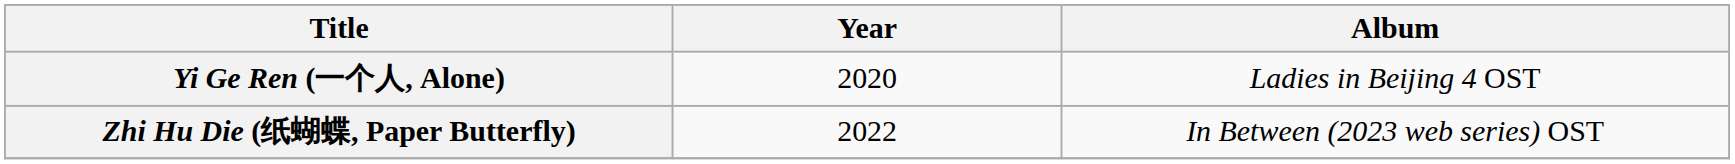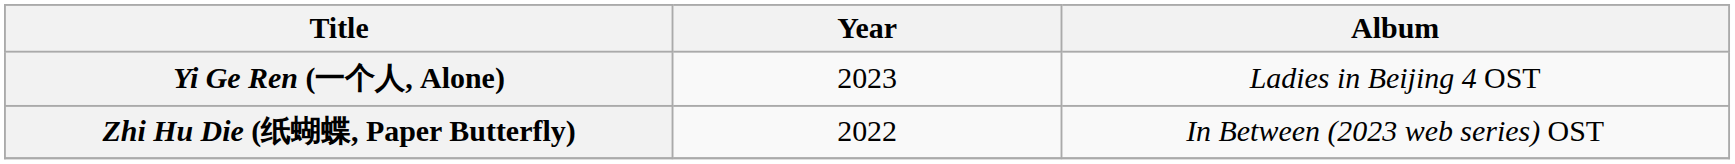(867, 78) 2020 -> (867, 78) 2023
